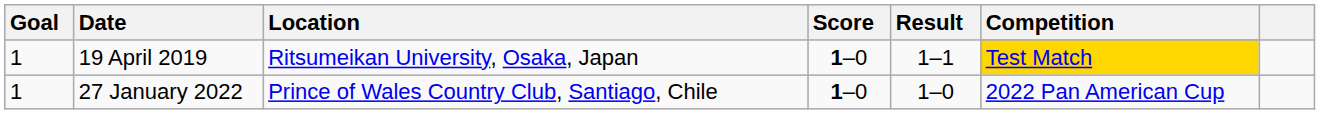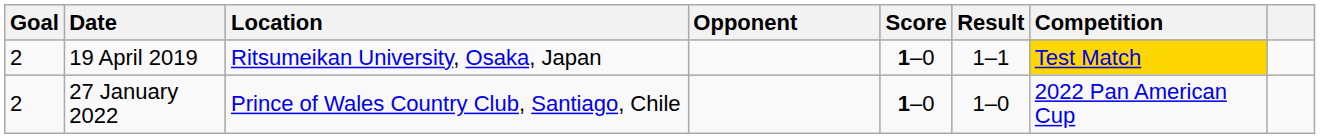+ column: (745, 23)
(16, 57) 1 -> (16, 57) 2
(16, 92) 1 -> (16, 104) 2
